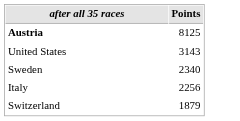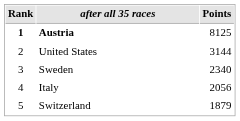+ column: (21, 14)
(190, 51) 3143 -> (220, 51) 3144
(190, 87) 2256 -> (220, 87) 2056
